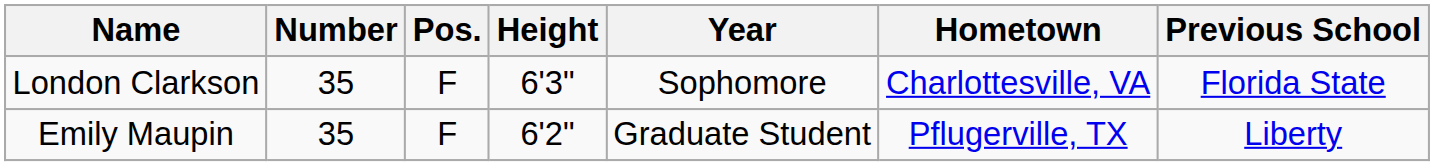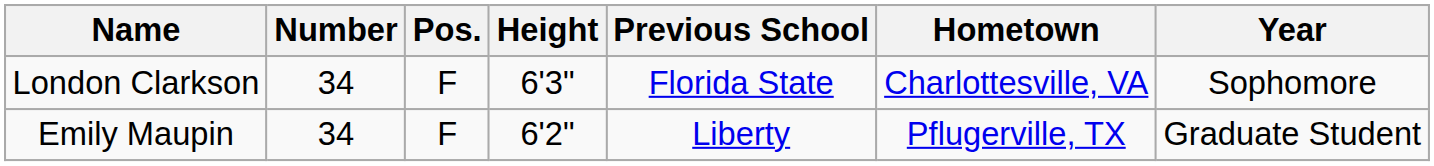columns swapped: (742, 30) <-> (1293, 30)
(336, 82) 35 -> (336, 82) 34
(336, 133) 35 -> (336, 133) 34
